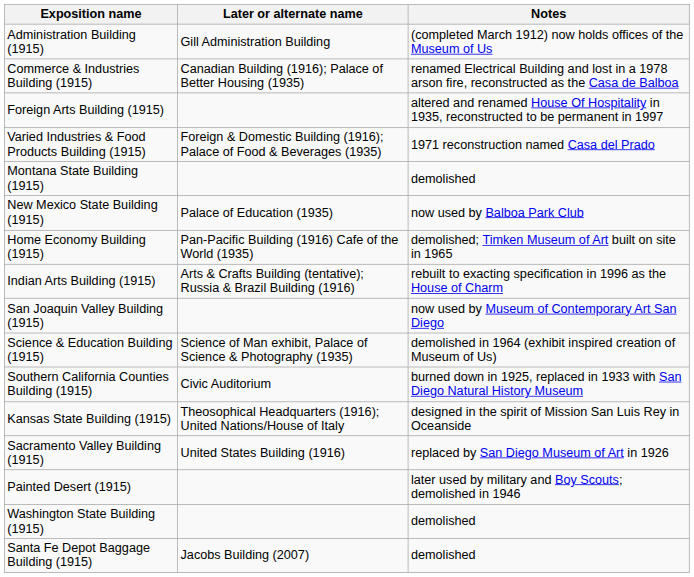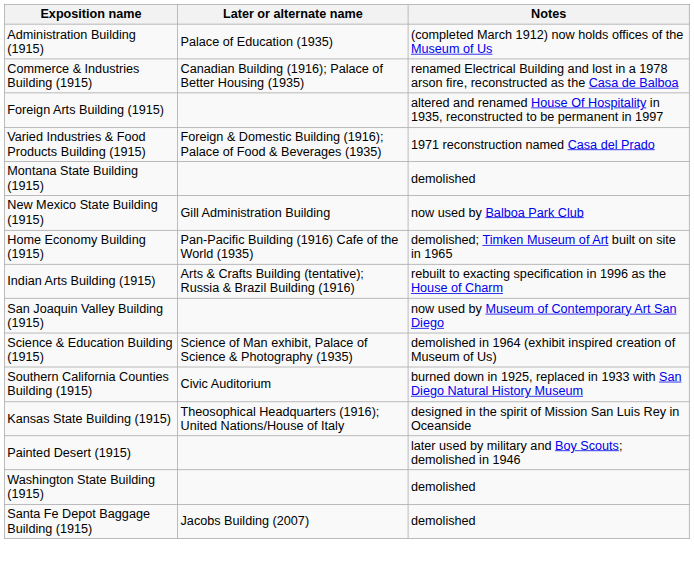(255, 41) Gill Administration Building -> (257, 41) Palace of Education (1935)
(257, 213) Palace of Education (1935) -> (255, 213) Gill Administration Building
- row: (84, 452)
